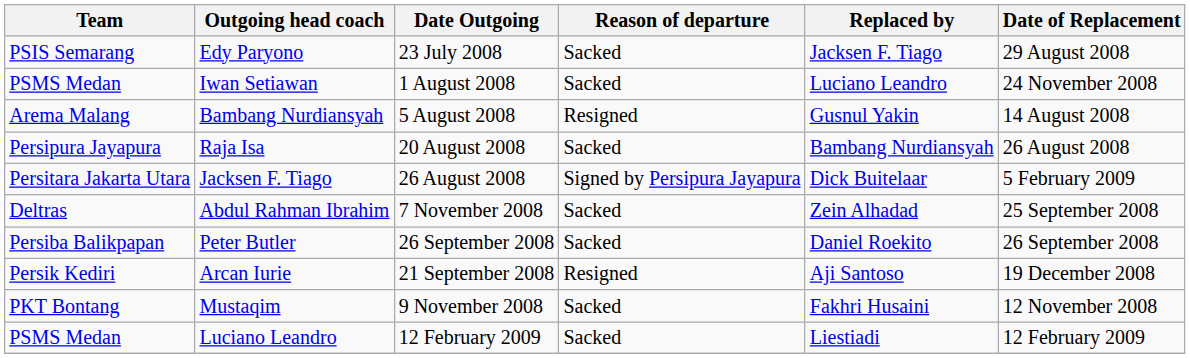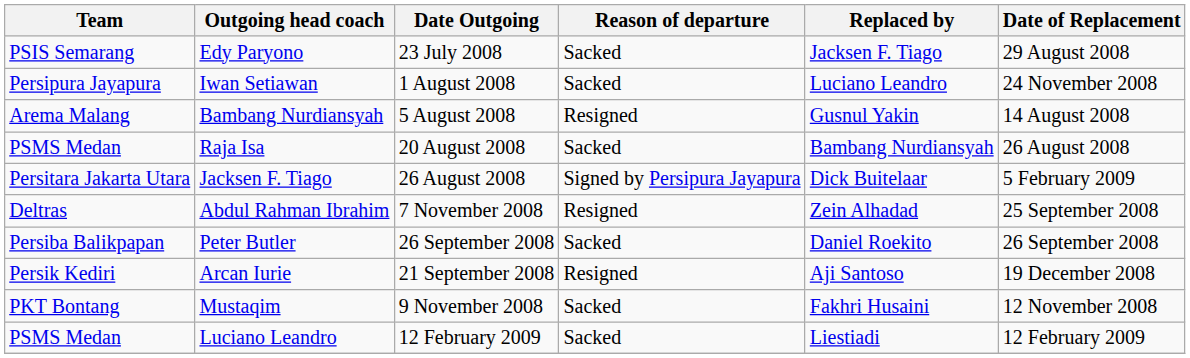(65, 83) PSMS Medan -> (85, 83) Persipura Jayapura
(85, 147) Persipura Jayapura -> (65, 147) PSMS Medan
(592, 210) Sacked -> (601, 210) Resigned
